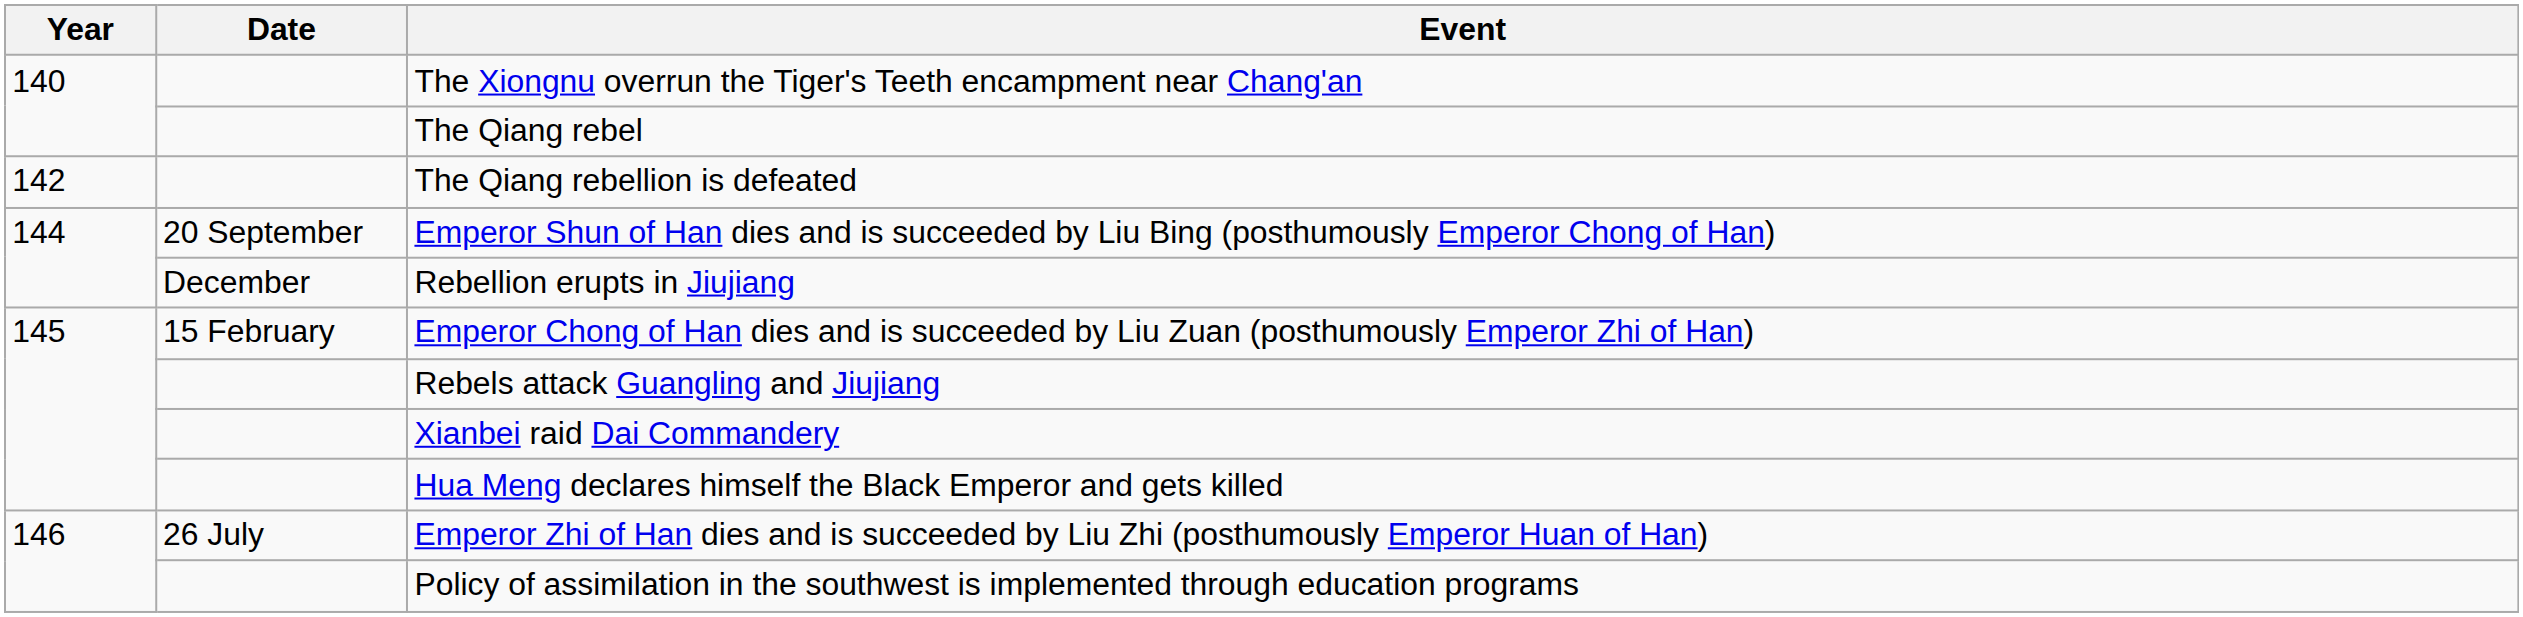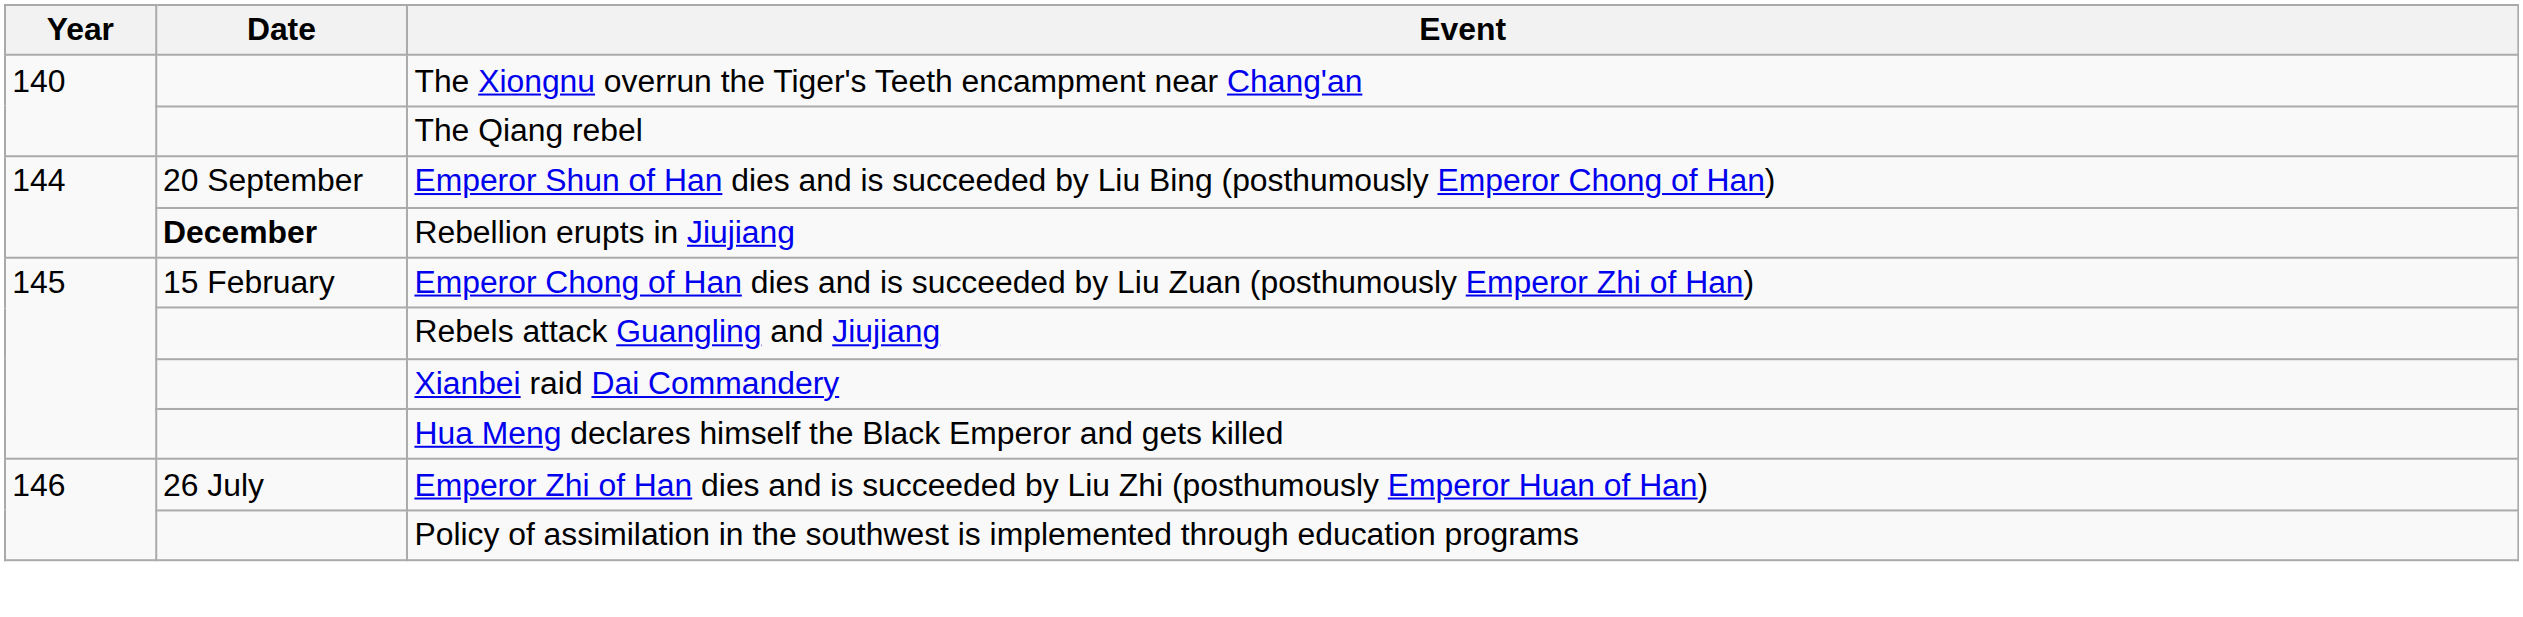- row: (636, 181)
(237, 282) normal -> (240, 231) bold
